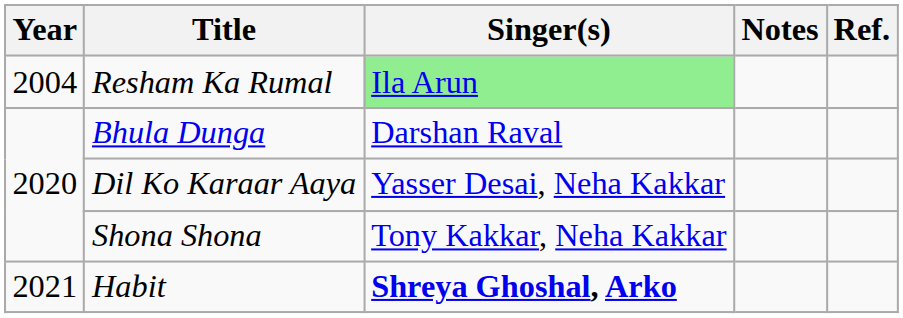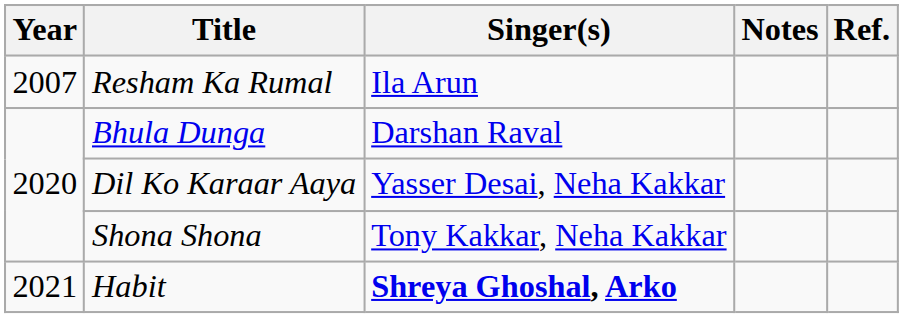(45, 81) 2004 -> (45, 81) 2007
(425, 81) lightgreen background -> (425, 81) no background
